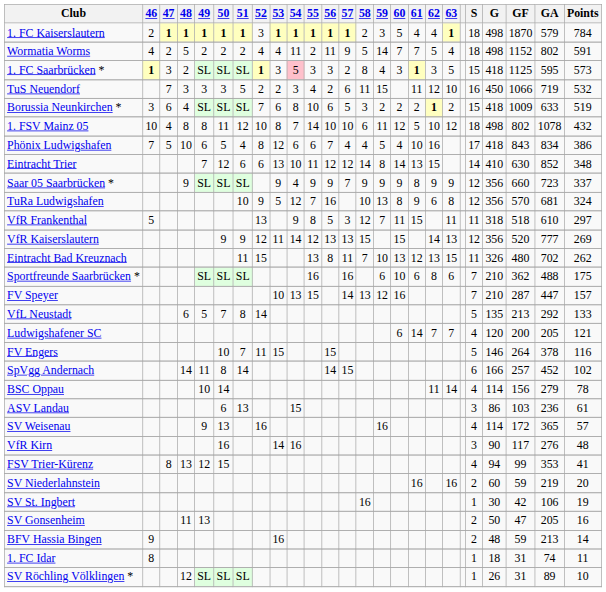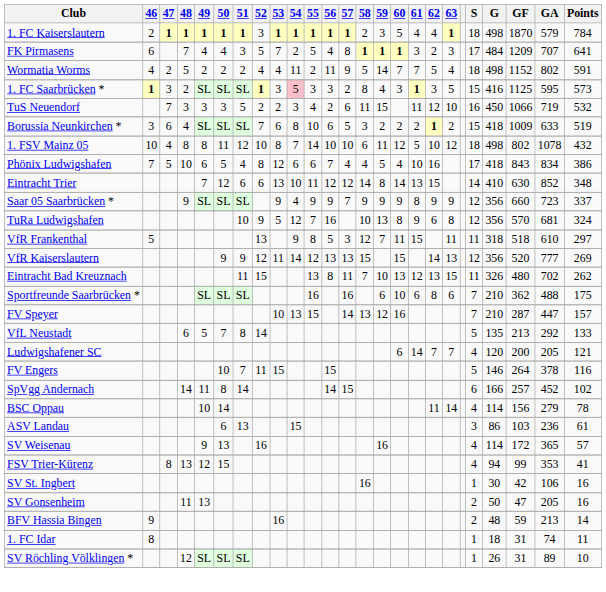+ row: (40, 51)
(494, 70) 418 -> (494, 88) 416
- row: (30, 445)
- row: (54, 483)
(583, 502) 19 -> (583, 483) 16
